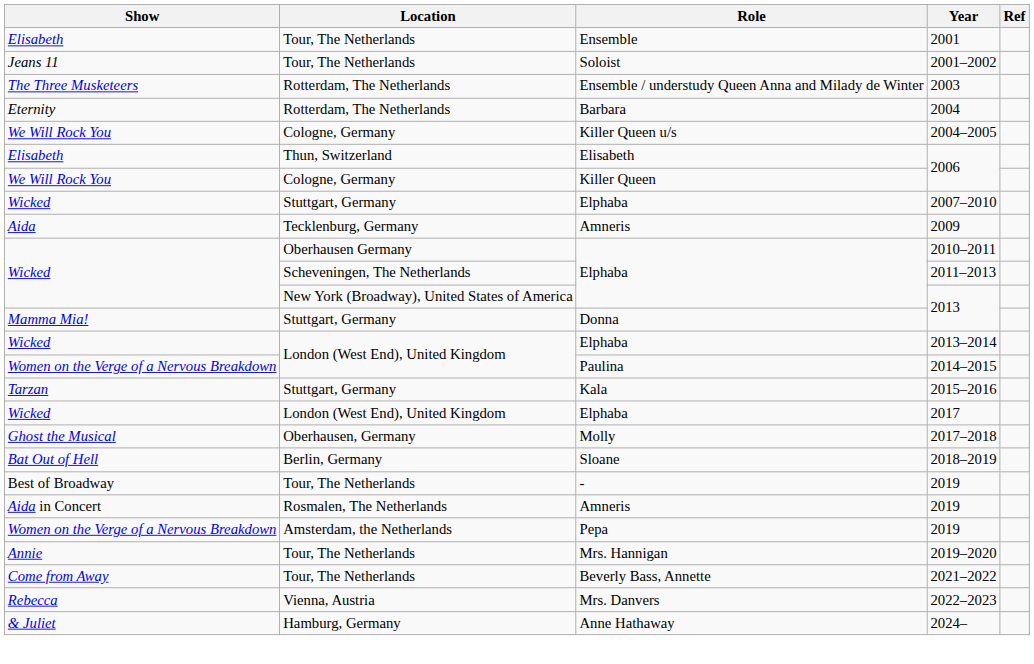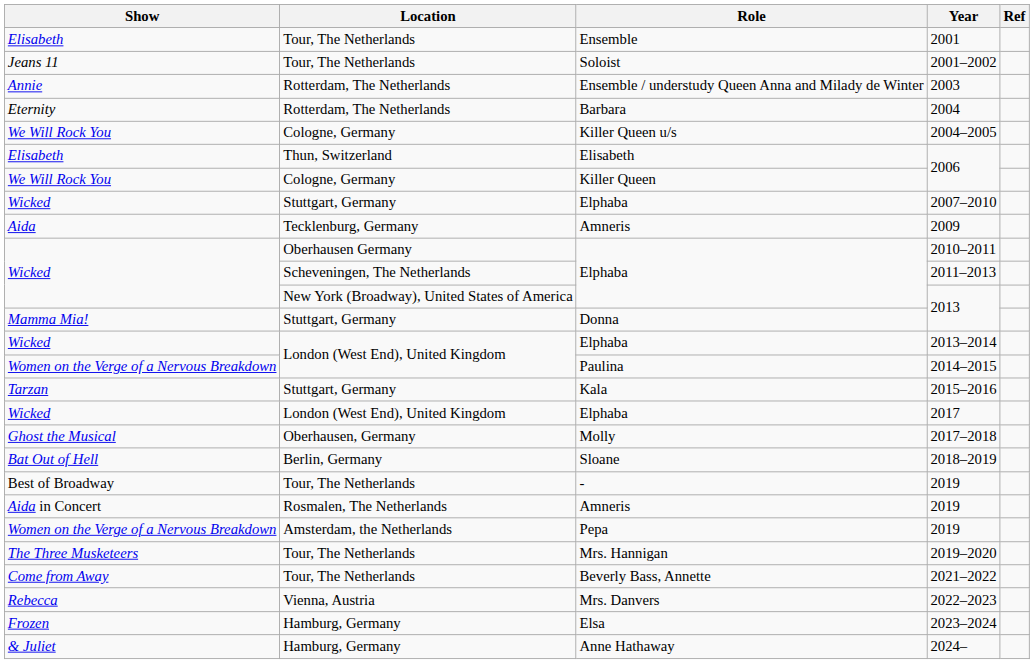(73, 86) The Three Musketeers -> (25, 86) Annie
(25, 553) Annie -> (73, 553) The Three Musketeers
+ row: (592, 623)
